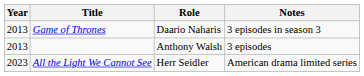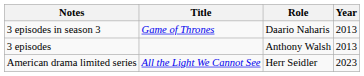columns swapped: (17, 12) <-> (292, 12)
